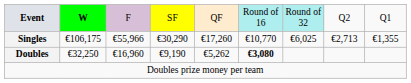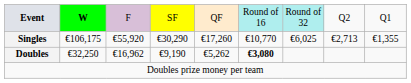(128, 39) €55,966 -> (128, 39) €55,920
(128, 55) €16,960 -> (128, 55) €16,962
